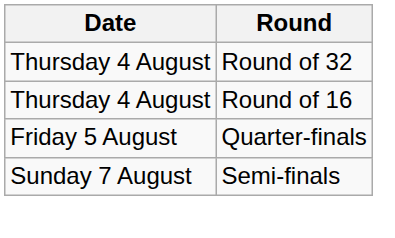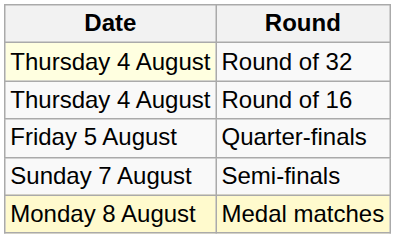(110, 61) no background -> (110, 61) lightyellow background
+ row: (303, 213)
